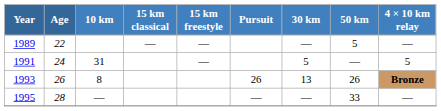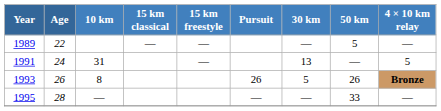(306, 61) 5 -> (306, 61) 13
(306, 79) 13 -> (306, 79) 5
